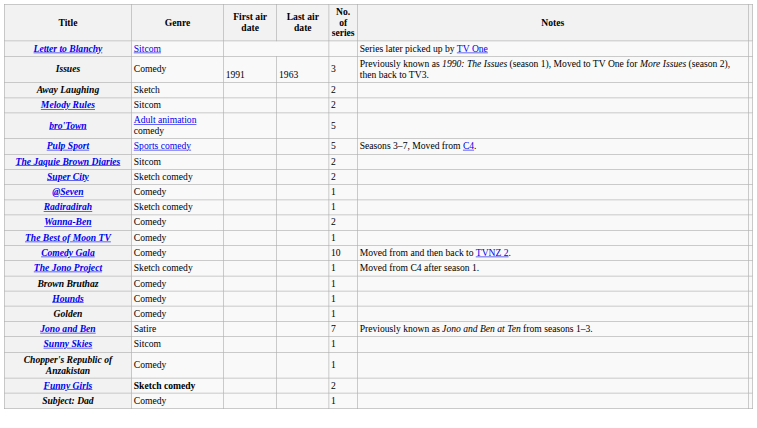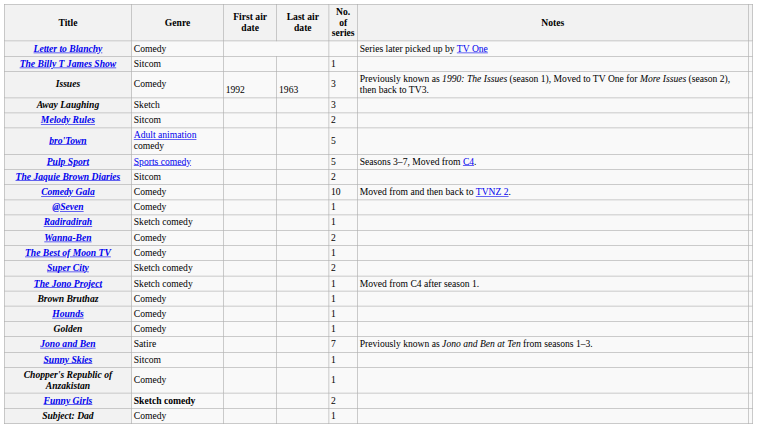(147, 48) Sitcom -> (150, 48) Comedy
+ row: (68, 64)
(235, 74) 1991 -> (235, 90) 1992
(333, 90) 2 -> (333, 105) 3
rows swapped: (68, 253) <-> (68, 177)
